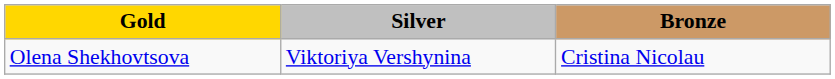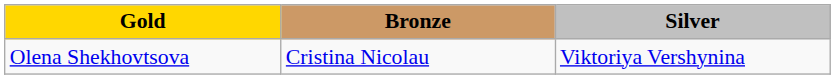columns swapped: (418, 21) <-> (693, 21)
